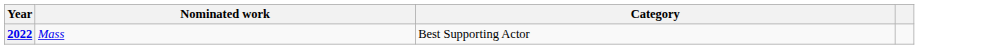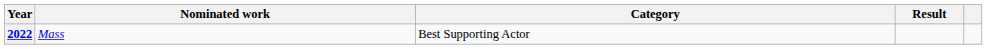+ column: (929, 14)
